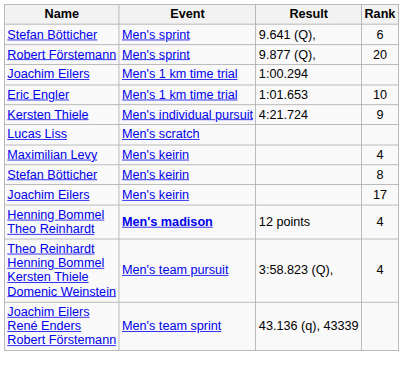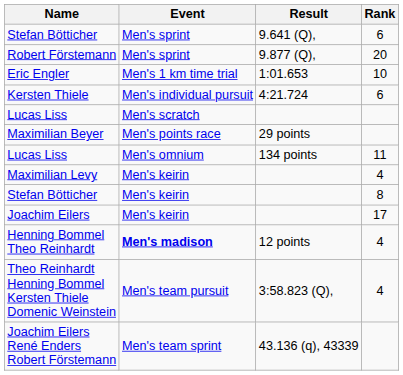- row: (48, 74)
(380, 114) 9 -> (380, 94) 6
+ row: (55, 134)
+ row: (37, 154)
